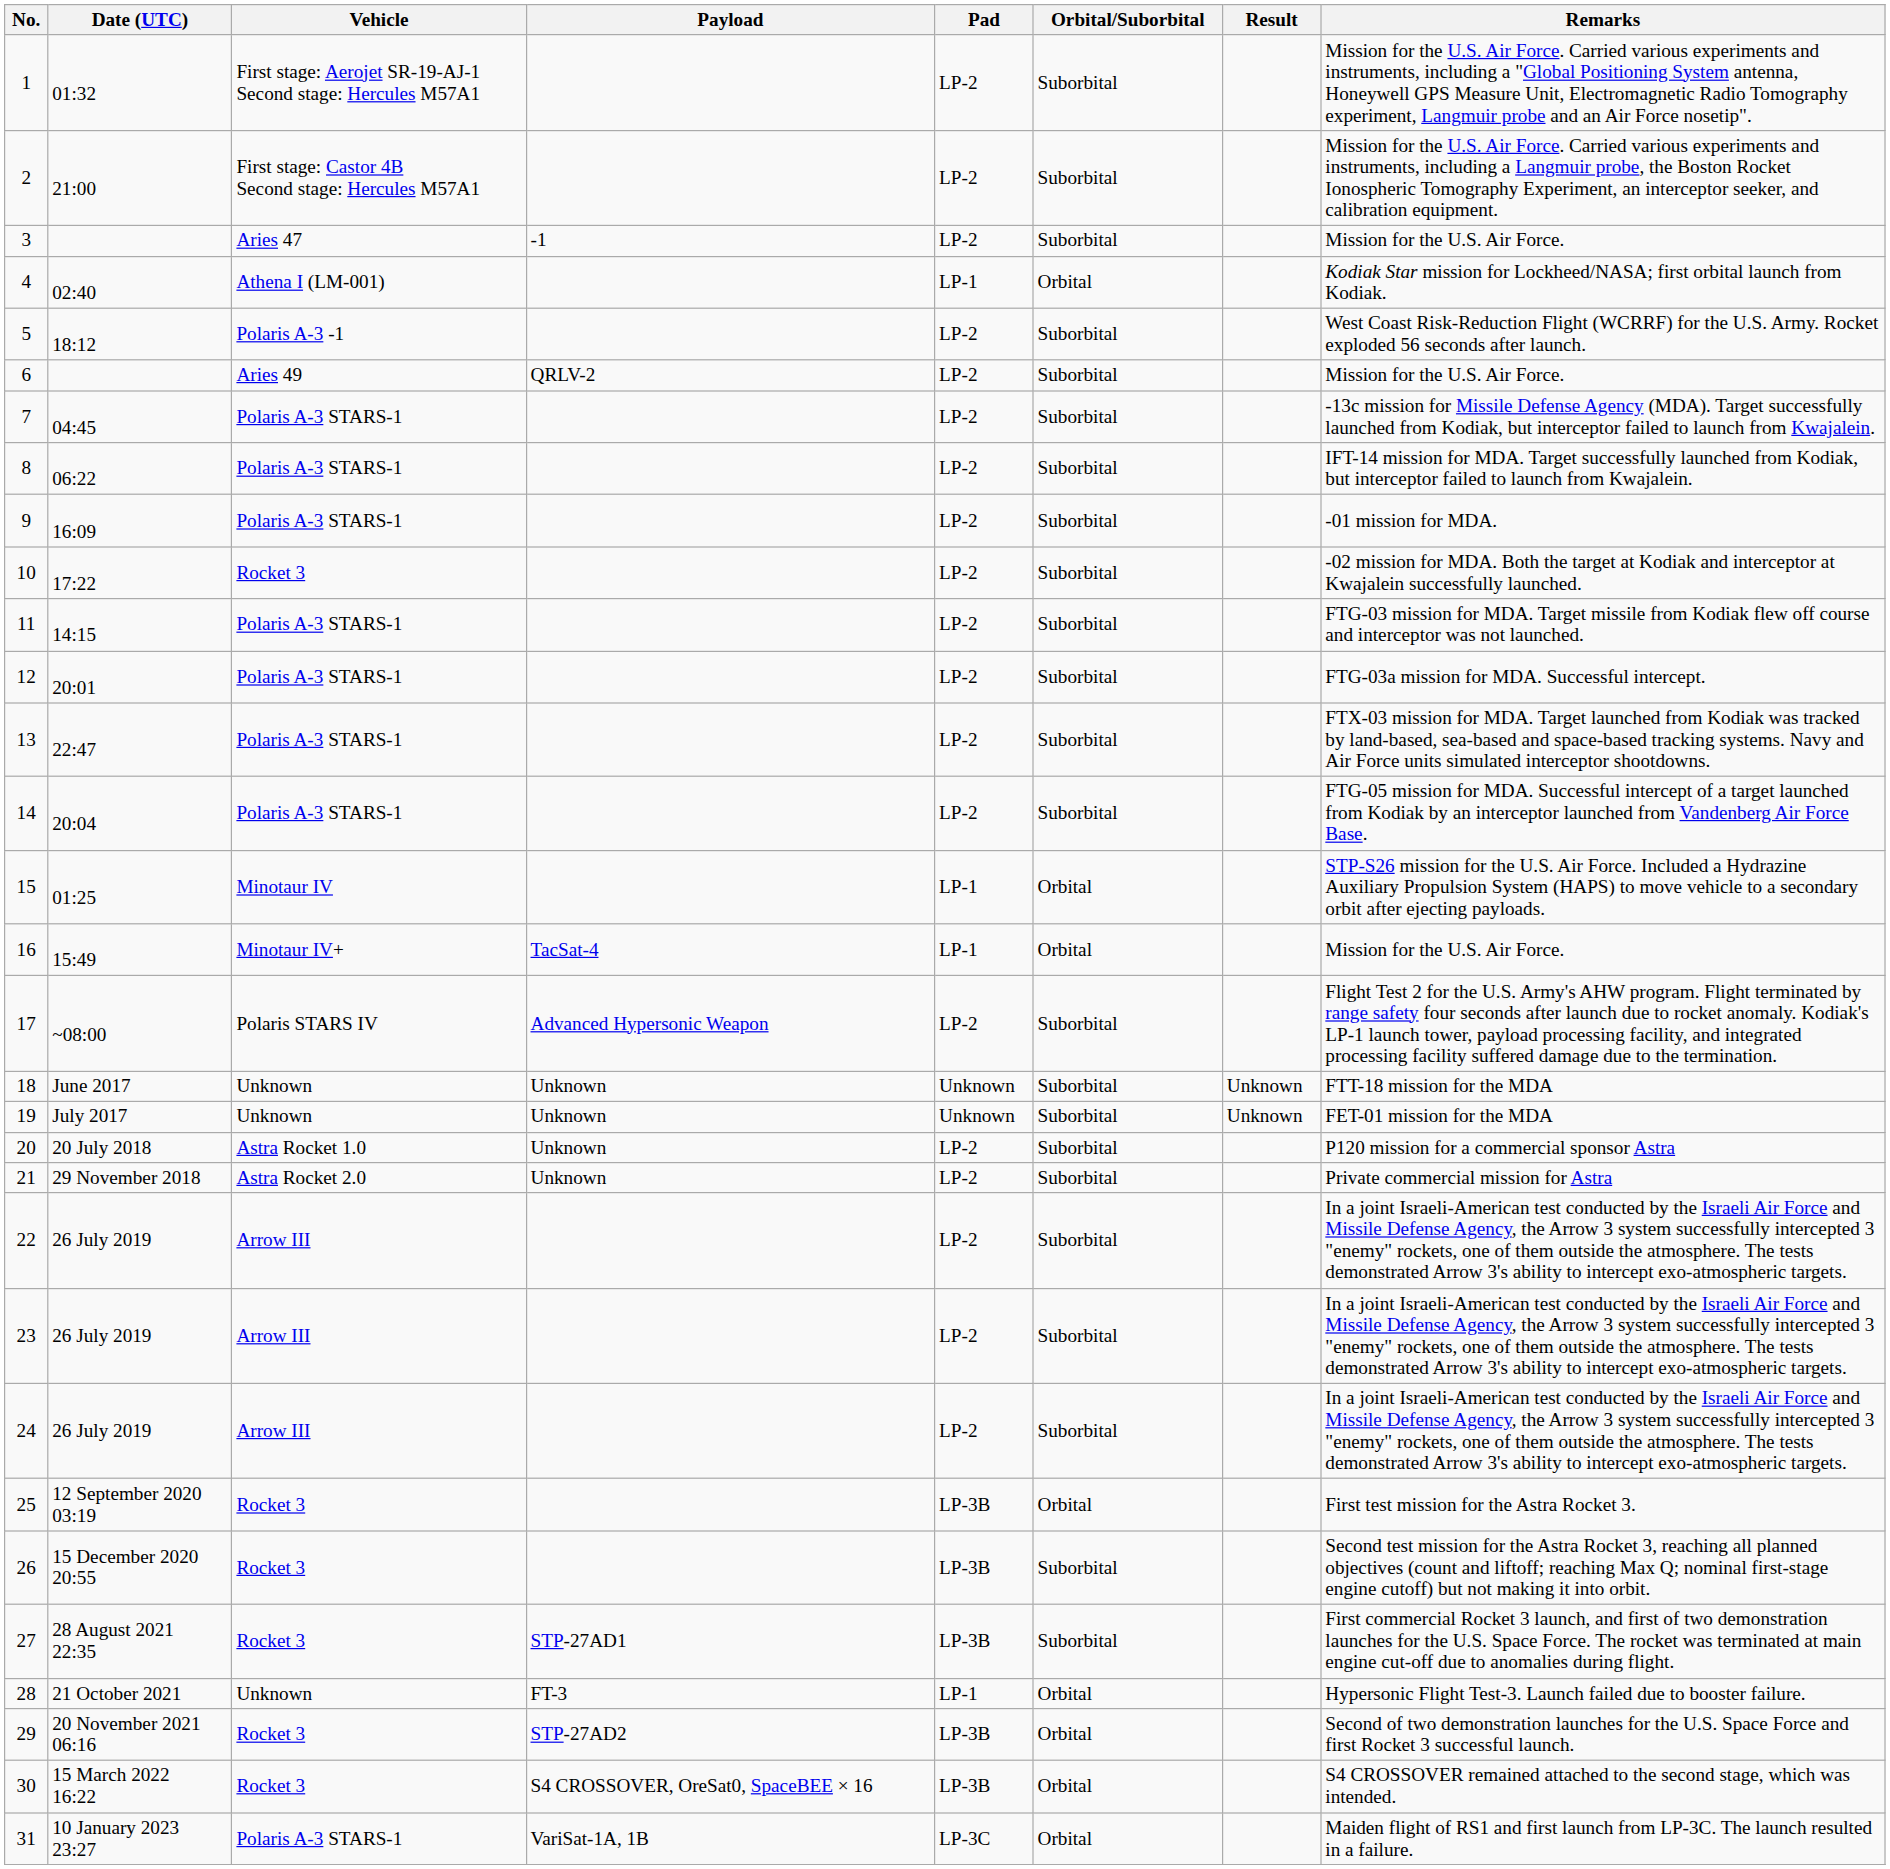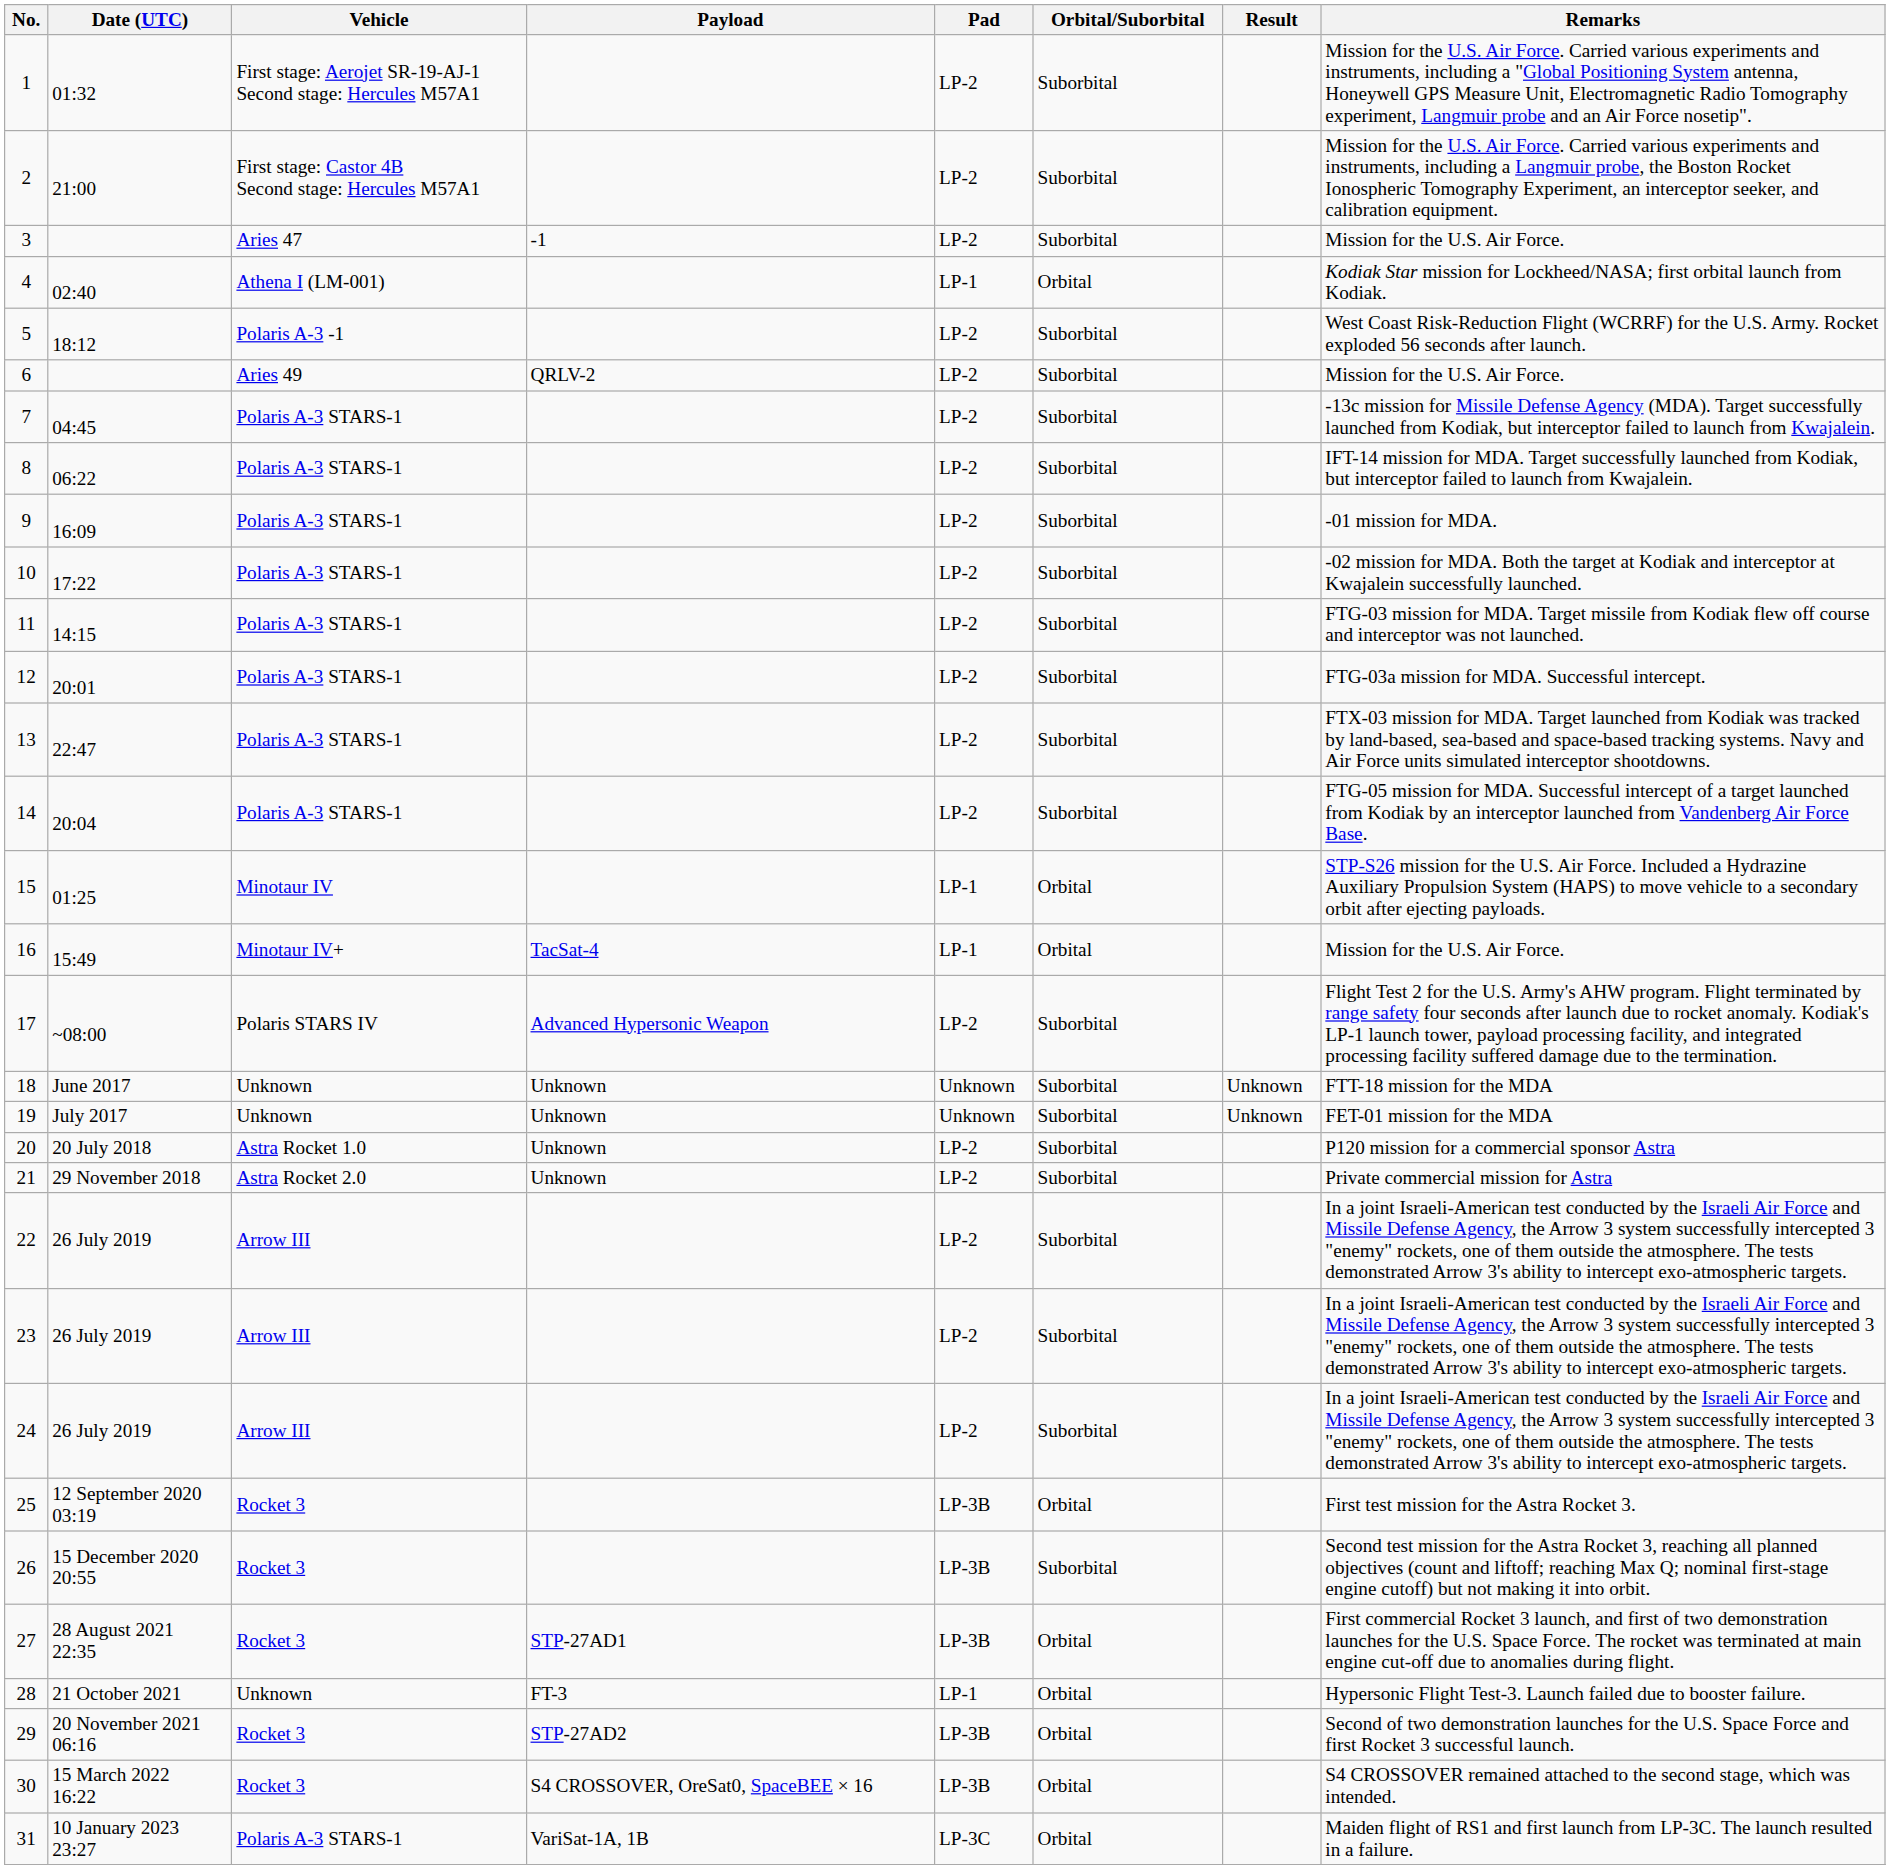(271, 572) Rocket 3 -> (319, 572) Polaris A-3 STARS-1
(1078, 1641) Suborbital -> (1065, 1641) Orbital
